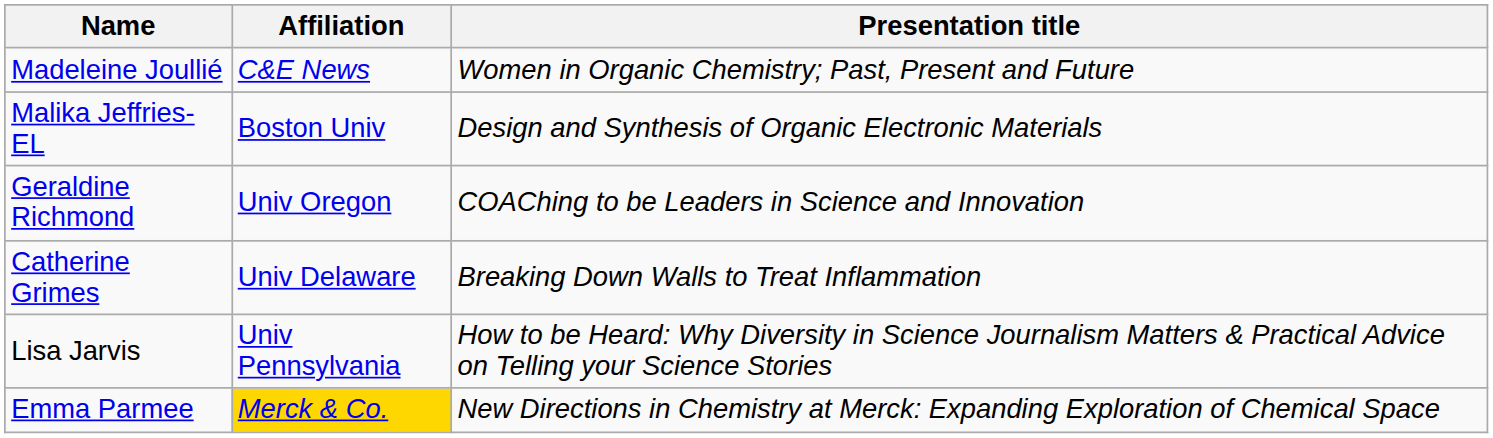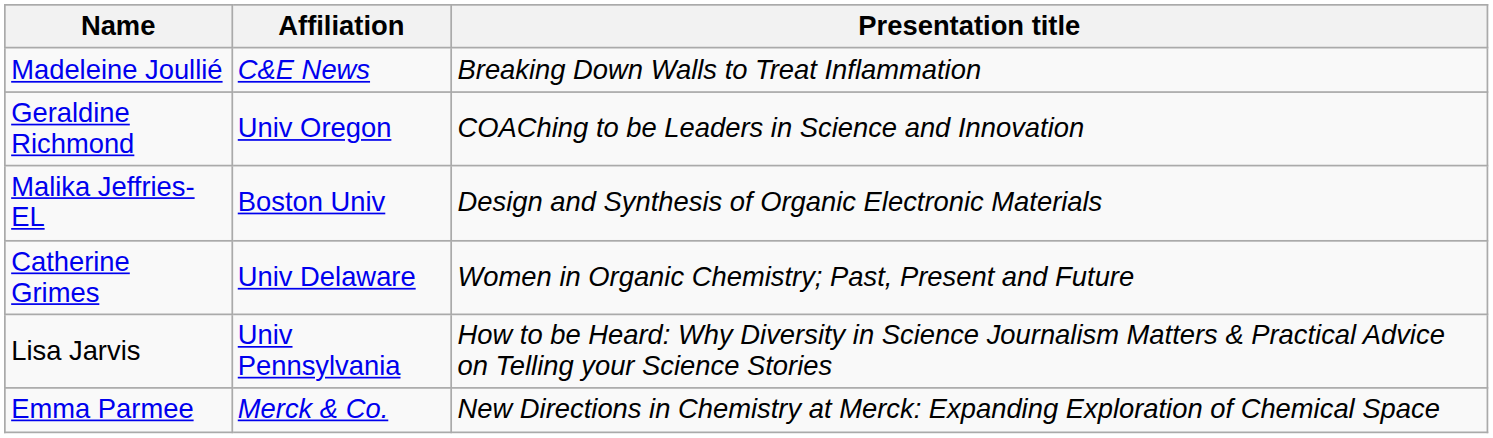(796, 69) Women in Organic Chemistry; Past, Present and Future -> (719, 69) Breaking Down Walls to Treat Inflammation
rows swapped: (103, 128) <-> (73, 202)
(719, 276) Breaking Down Walls to Treat Inflammation -> (796, 276) Women in Organic Chemistry; Past, Present and Future
(313, 409) gold background -> (313, 409) no background
